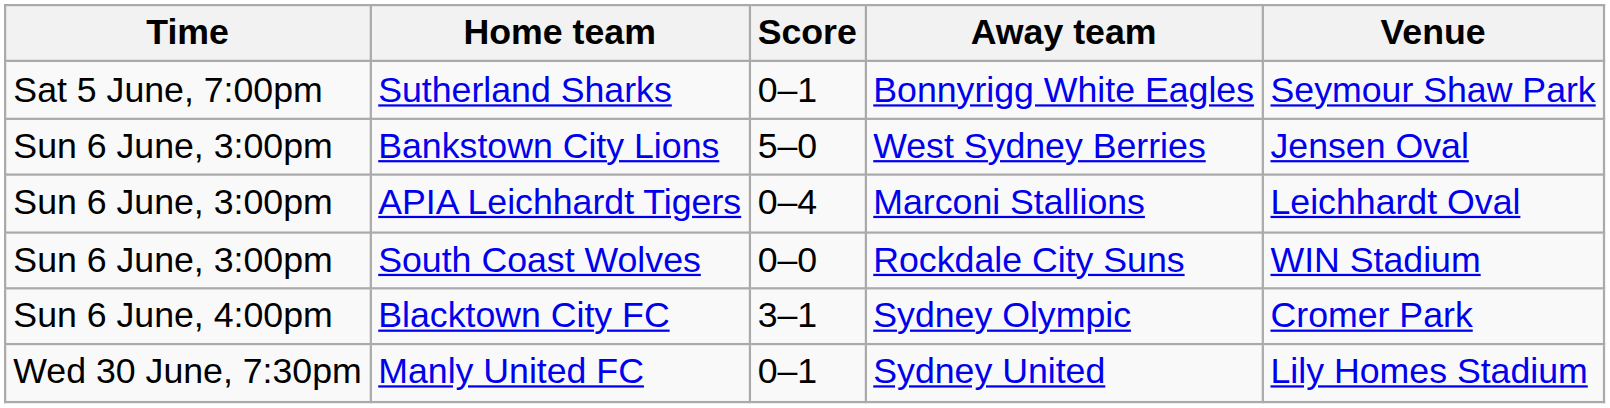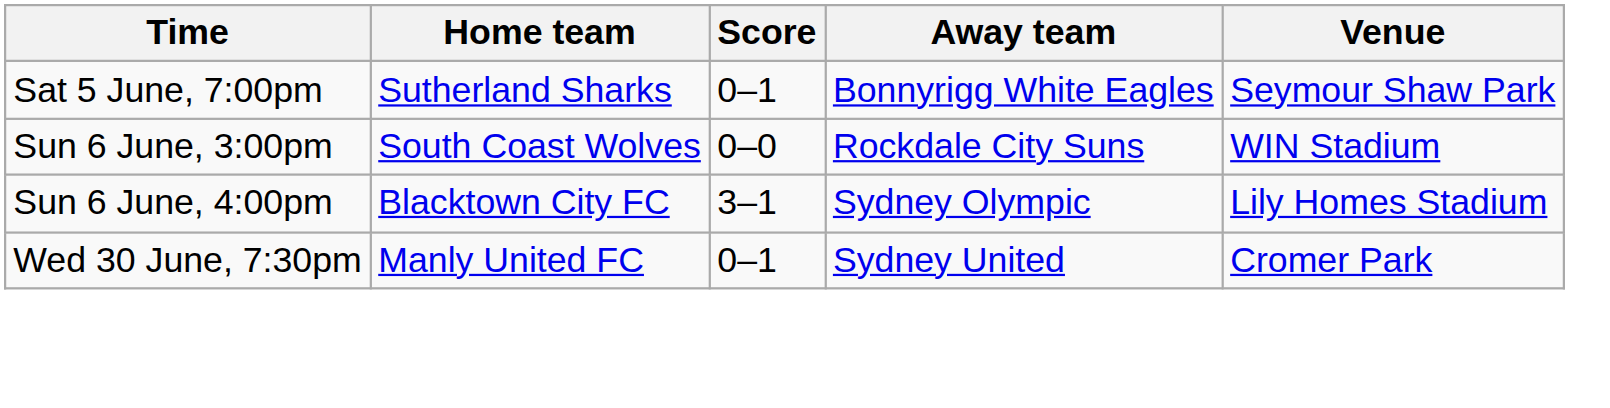- row: (549, 145)
- row: (560, 202)
(1372, 315) Cromer Park -> (1389, 202) Lily Homes Stadium
(1429, 372) Lily Homes Stadium -> (1331, 259) Cromer Park
